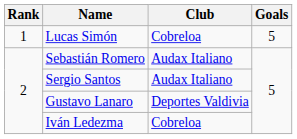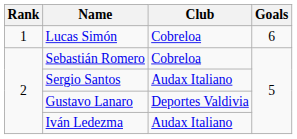(272, 36) 5 -> (272, 36) 6
(192, 58) Audax Italiano -> (176, 58) Cobreloa
(176, 123) Cobreloa -> (192, 123) Audax Italiano
